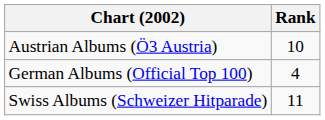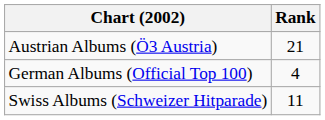(295, 45) 10 -> (295, 45) 21
